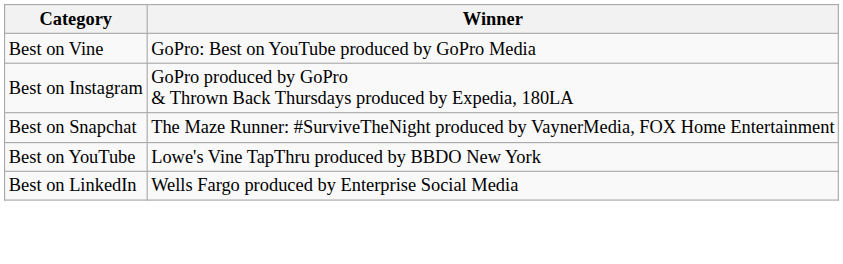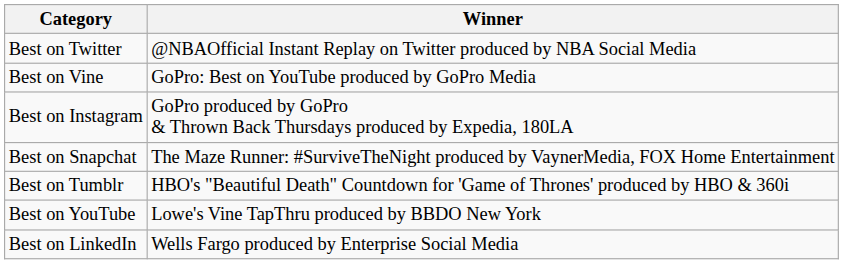+ row: (65, 48)
+ row: (66, 185)
